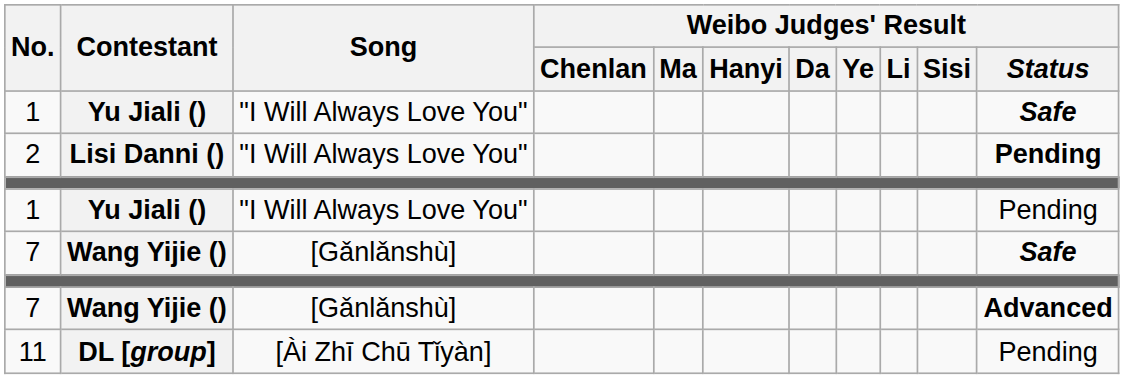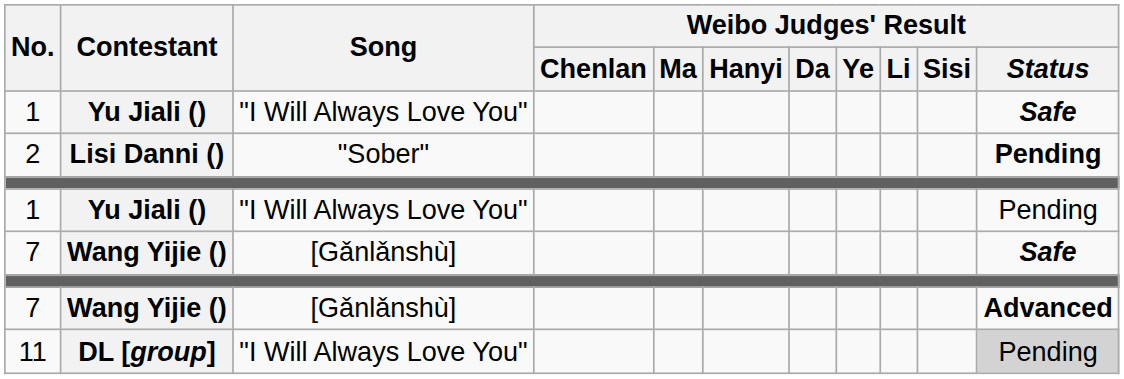(383, 154) "I Will Always Love You" -> (383, 154) "Sober"
(383, 351) [Ài Zhī Chū Tǐyàn] -> (383, 351) "I Will Always Love You"
(1048, 351) no background -> (1048, 351) lightgrey background
